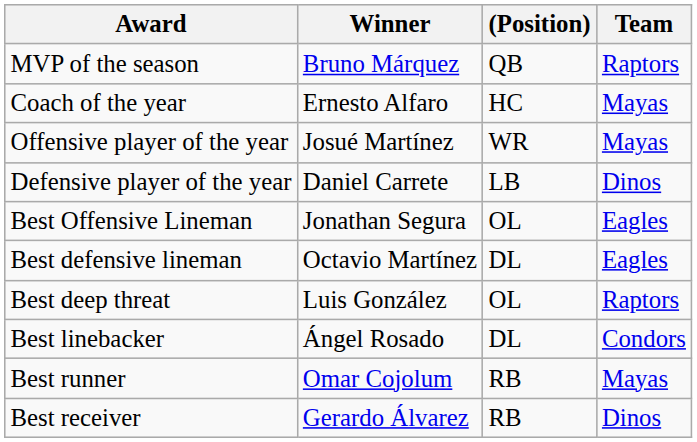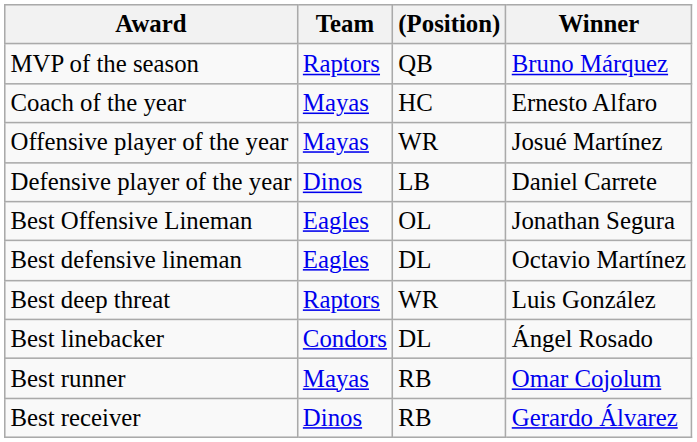columns swapped: (390, 24) <-> (644, 24)
(505, 299) OL -> (418, 299) WR
